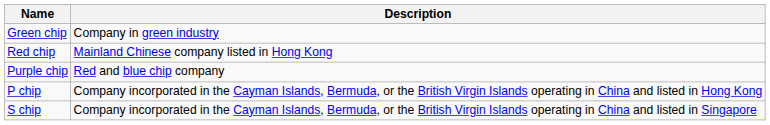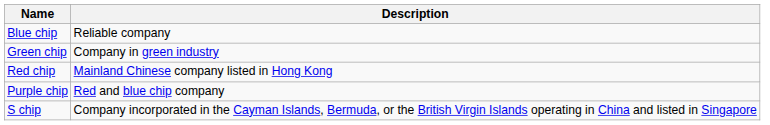+ row: (32, 33)
- row: (24, 91)
